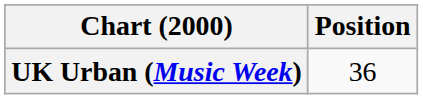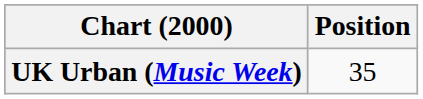(363, 70) 36 -> (363, 70) 35
